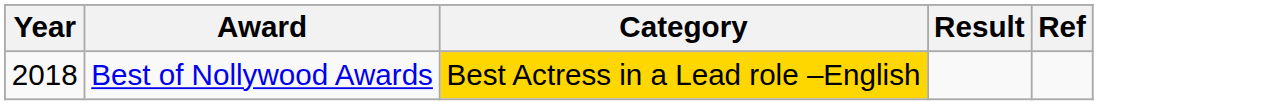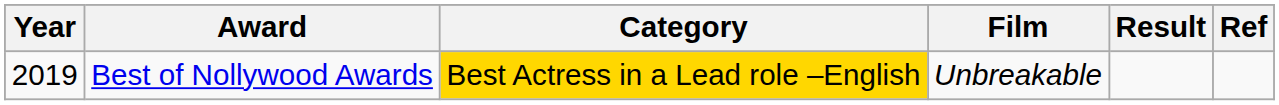+ column: (1018, 27)
(45, 74) 2018 -> (45, 74) 2019
